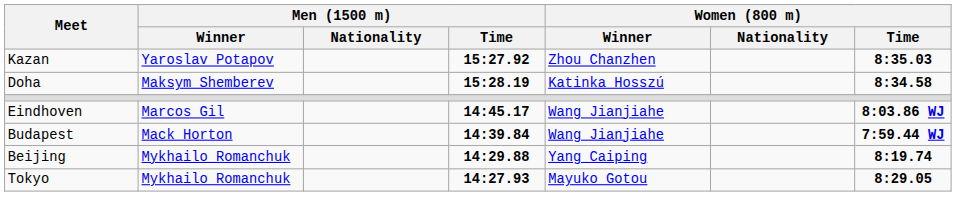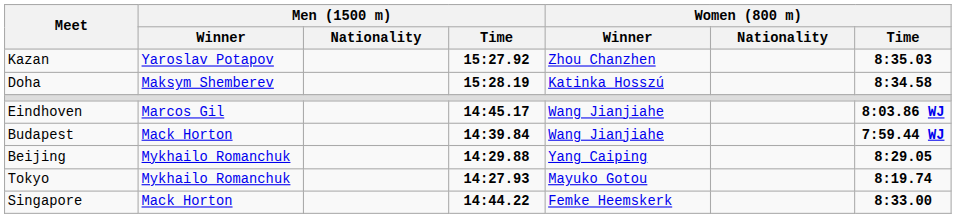(903, 157) 8:19.74 -> (903, 157) 8:29.05
(903, 180) 8:29.05 -> (903, 180) 8:19.74
+ row: (45, 202)
